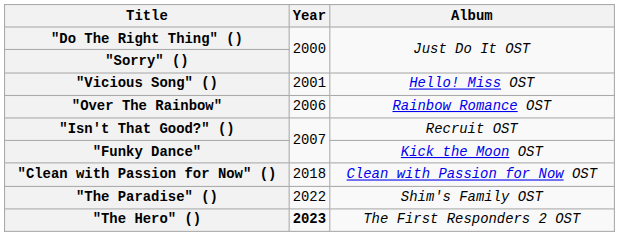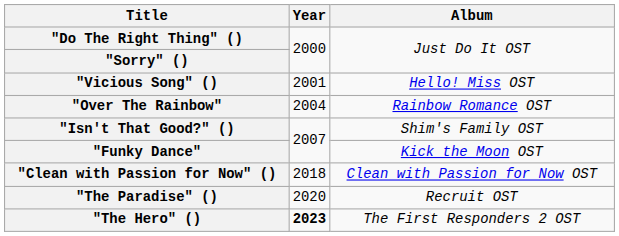(309, 107) 2006 -> (309, 107) 2004
(472, 129) Recruit OST -> (472, 129) Shim's Family OST
(309, 197) 2022 -> (309, 197) 2020
(472, 197) Shim's Family OST -> (472, 197) Recruit OST
